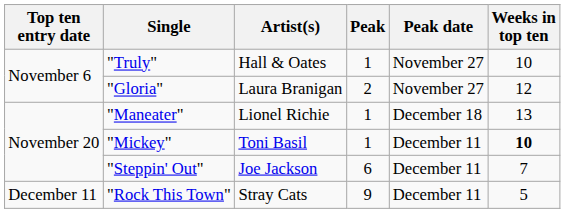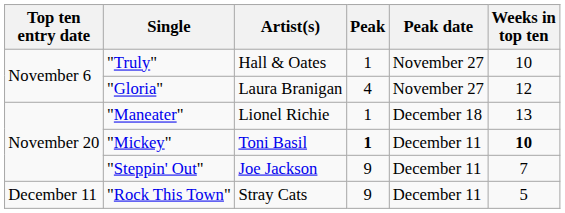(368, 89) 2 -> (368, 89) 4
(368, 141) normal -> (368, 141) bold
(368, 168) 6 -> (368, 168) 9
